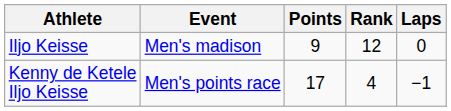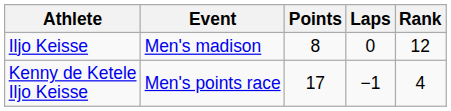columns swapped: (421, 19) <-> (371, 19)
(315, 46) 9 -> (315, 46) 8
